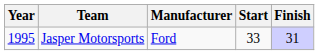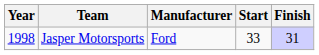(21, 38) 1995 -> (21, 38) 1998
